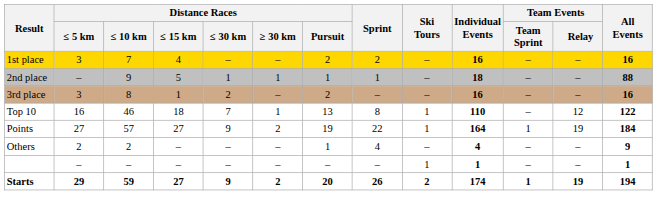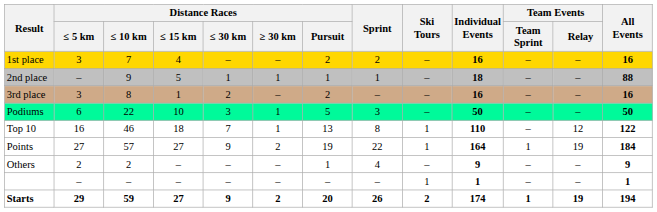+ row: (25, 112)
(478, 146) 4 -> (478, 164) 9
